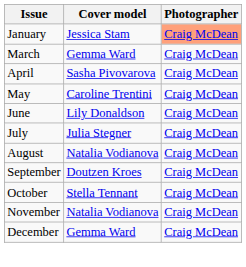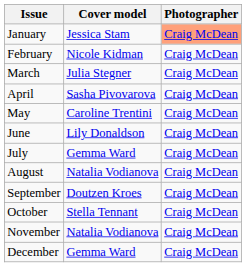+ row: (30, 53)
(101, 53) Gemma Ward -> (99, 73) Julia Stegner
(99, 133) Julia Stegner -> (101, 152) Gemma Ward
